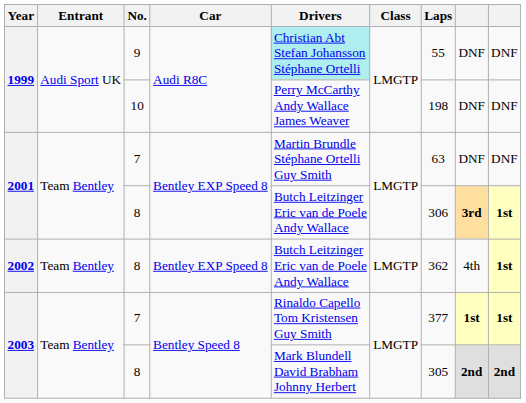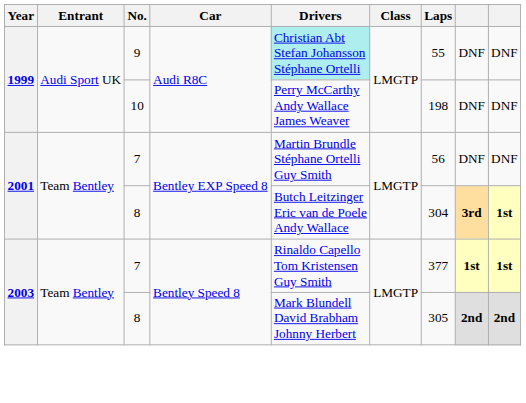(438, 159) 63 -> (438, 159) 56
(438, 212) 306 -> (438, 212) 304
- row: (21, 265)
